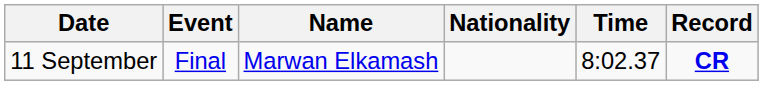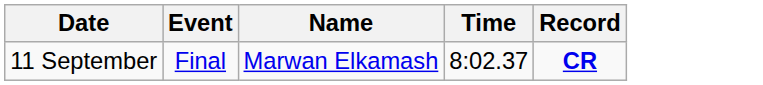- column: (510, 23)
